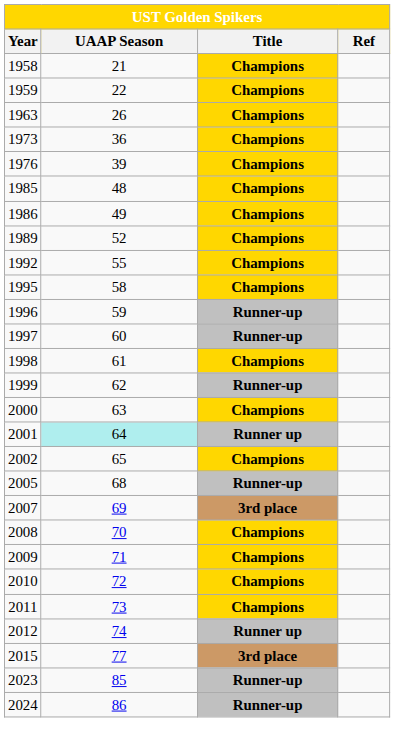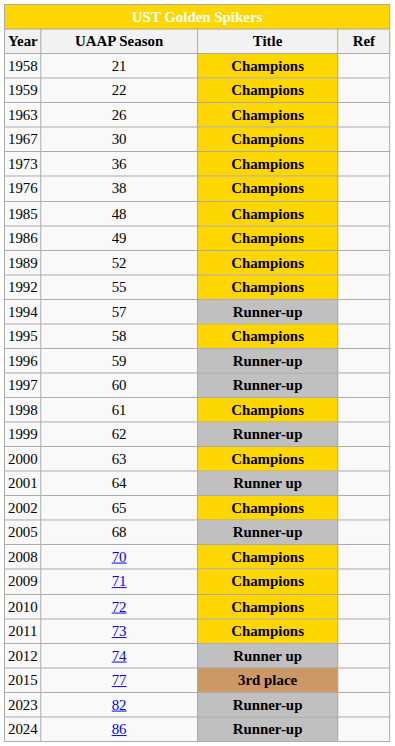+ row: (23, 139)
(119, 164) 39 -> (119, 188) 38
+ row: (23, 311)
(119, 434) paleturquoise background -> (119, 483) no background
- row: (23, 508)
(119, 680) 85 -> (119, 704) 82
